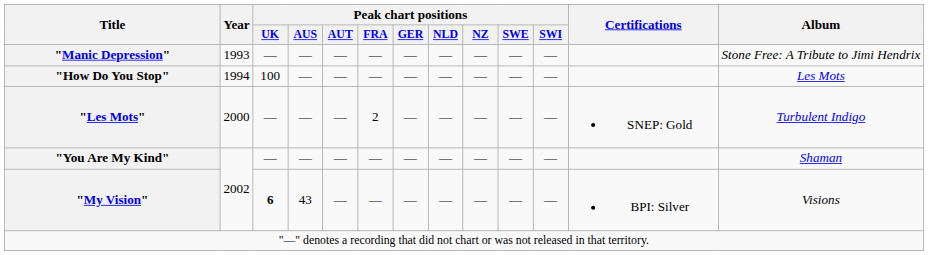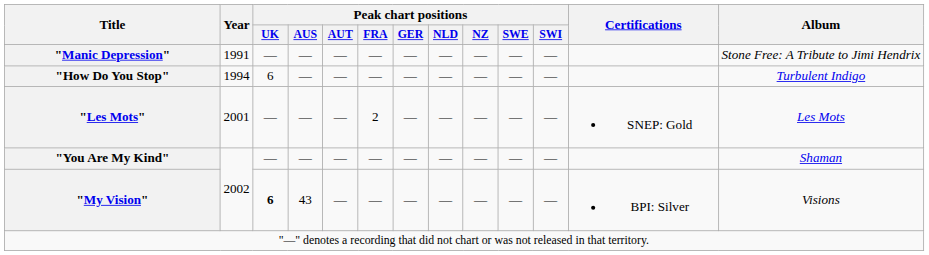(237, 55) 1993 -> (237, 55) 1991
(270, 75) 100 -> (270, 75) 6
(821, 75) Les Mots -> (821, 75) Turbulent Indigo
(237, 117) 2000 -> (237, 117) 2001
(821, 117) Turbulent Indigo -> (821, 117) Les Mots
